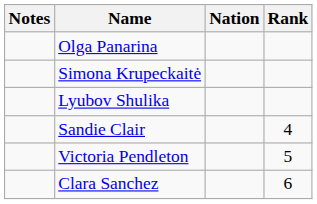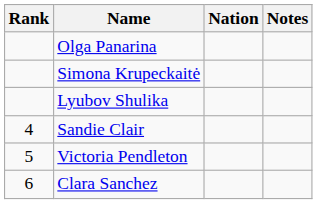columns swapped: (288, 18) <-> (29, 18)
